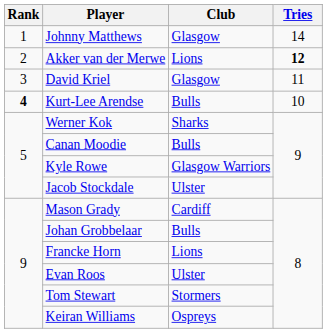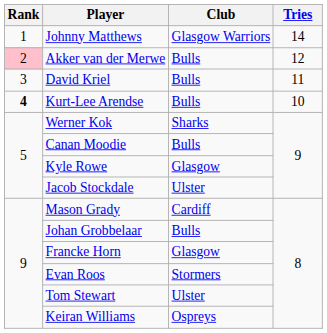(196, 36) Glasgow -> (221, 36) Glasgow Warriors
(23, 58) no background -> (23, 58) pink background
(187, 58) Lions -> (186, 58) Bulls
(298, 58) bold -> (298, 58) normal
(196, 79) Glasgow -> (186, 79) Bulls
(221, 166) Glasgow Warriors -> (196, 166) Glasgow
(187, 252) Lions -> (196, 252) Glasgow
(188, 274) Ulster -> (196, 274) Stormers
(196, 295) Stormers -> (188, 295) Ulster
